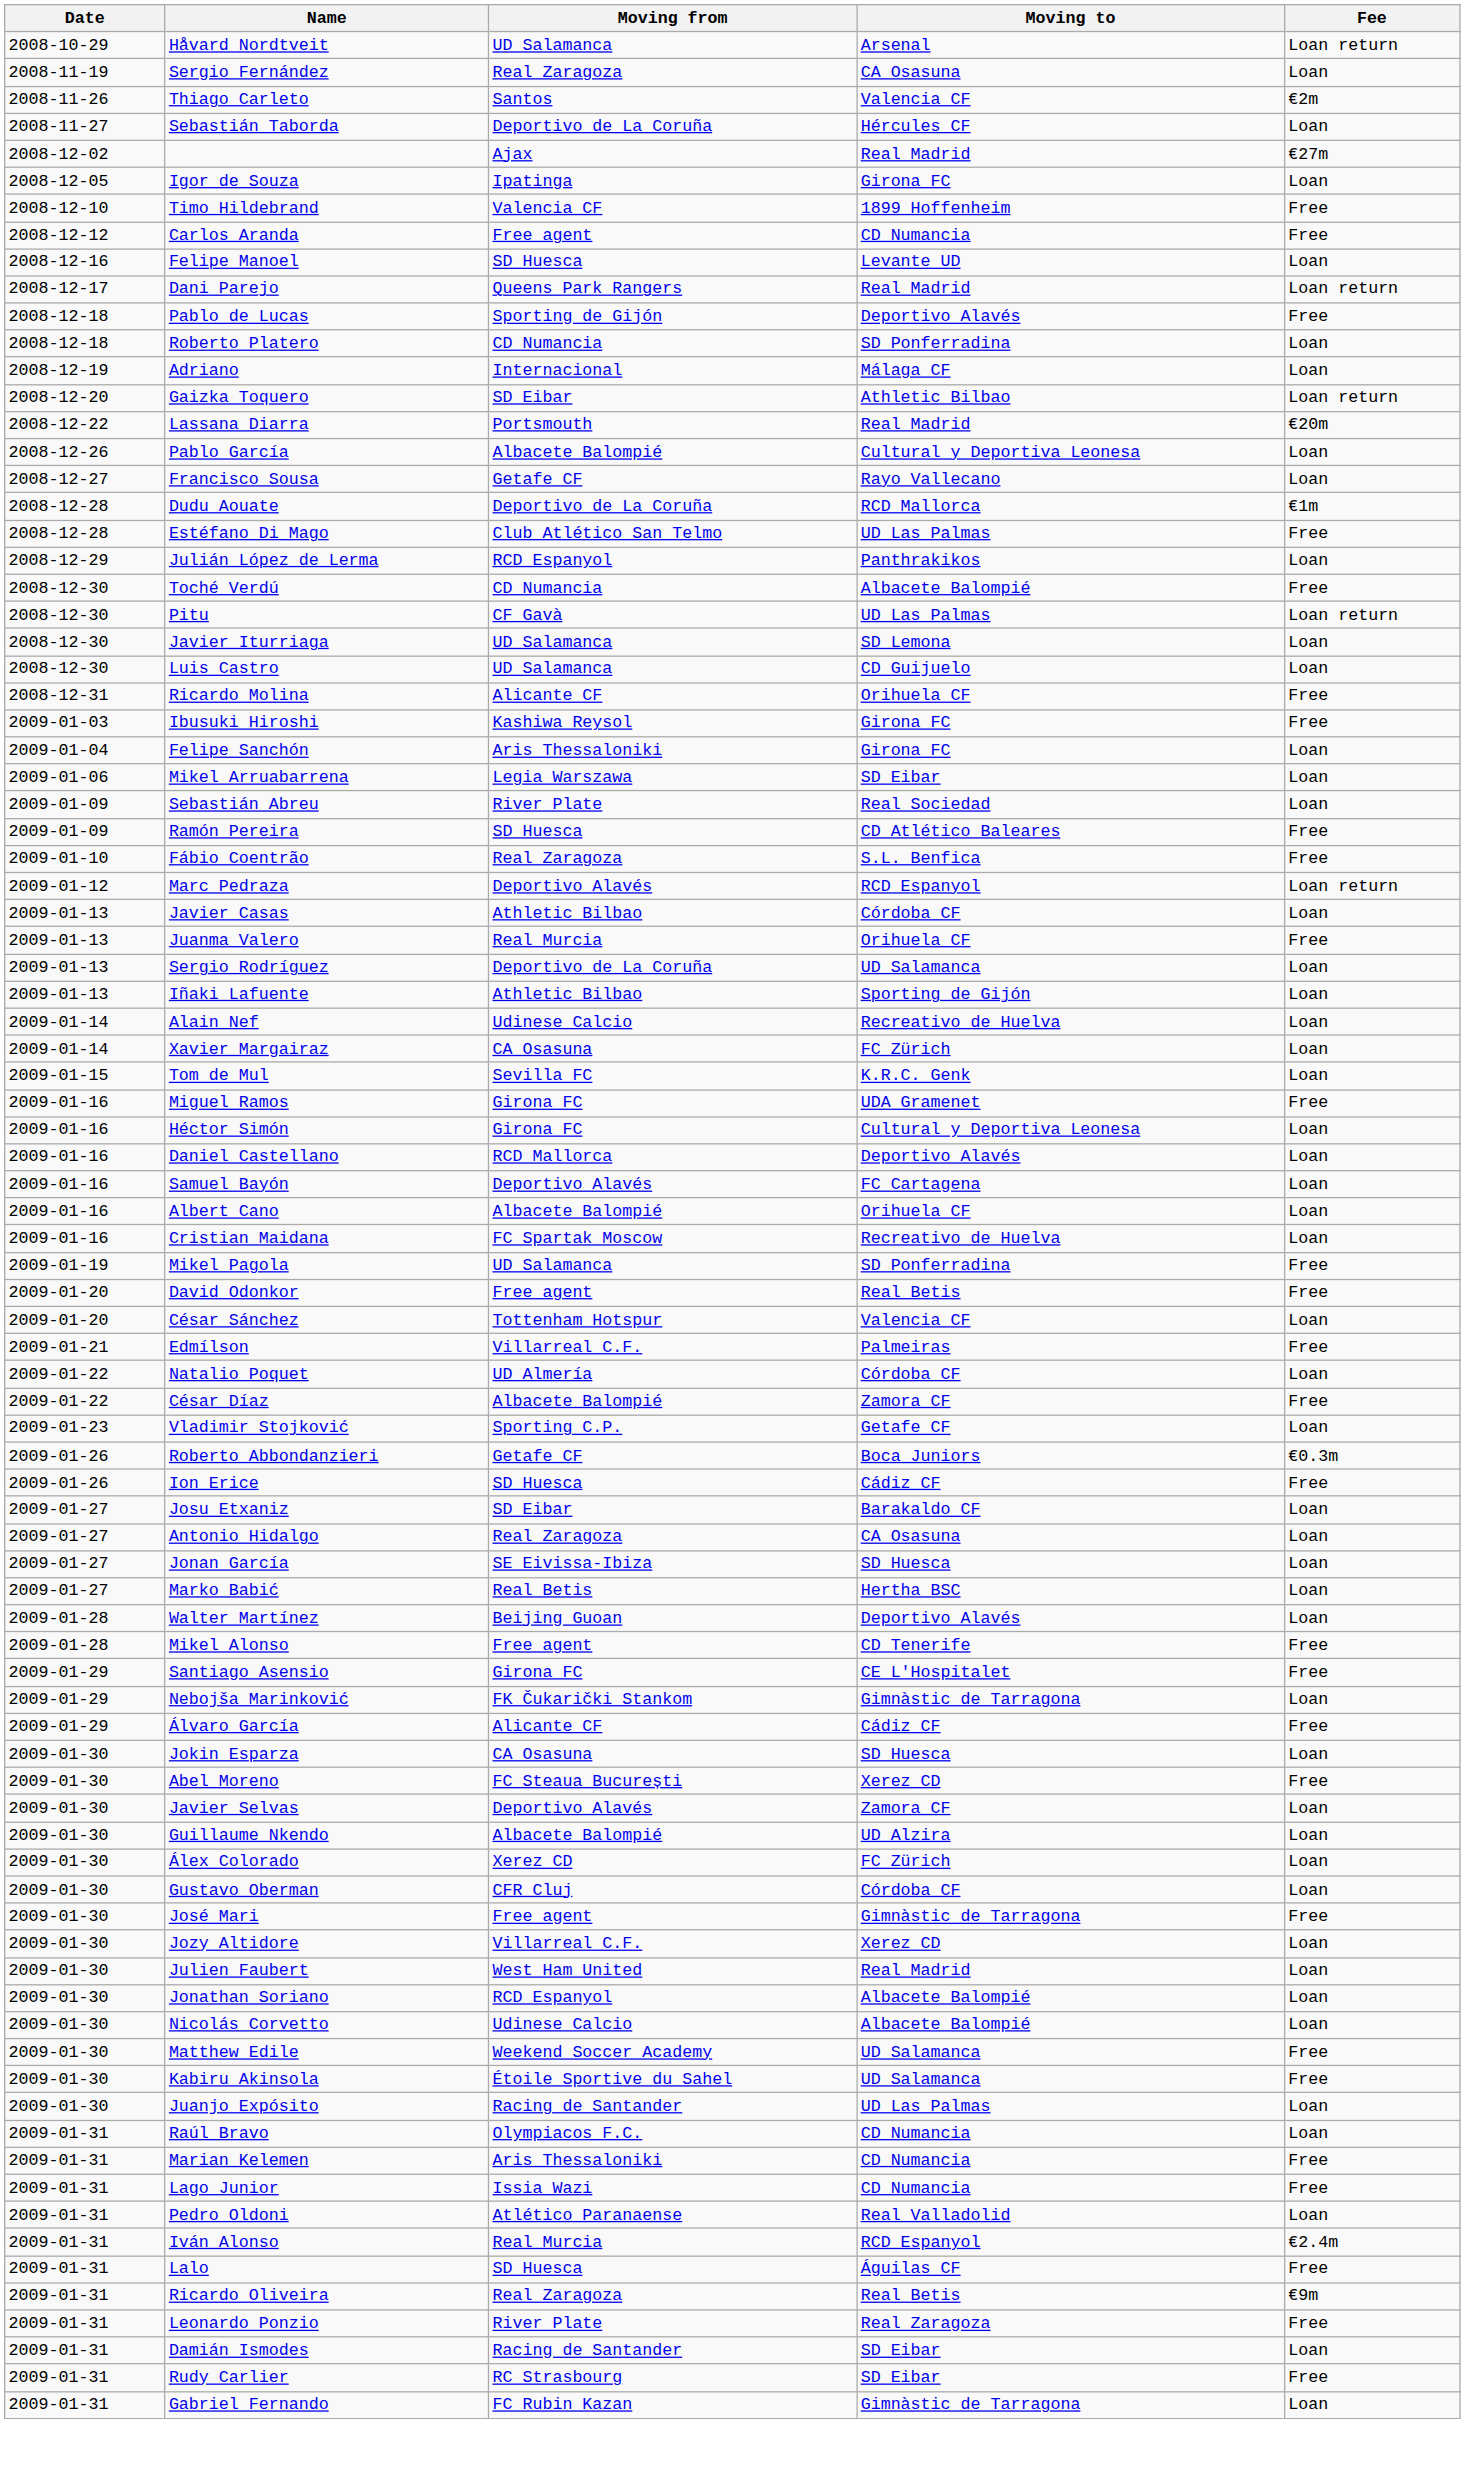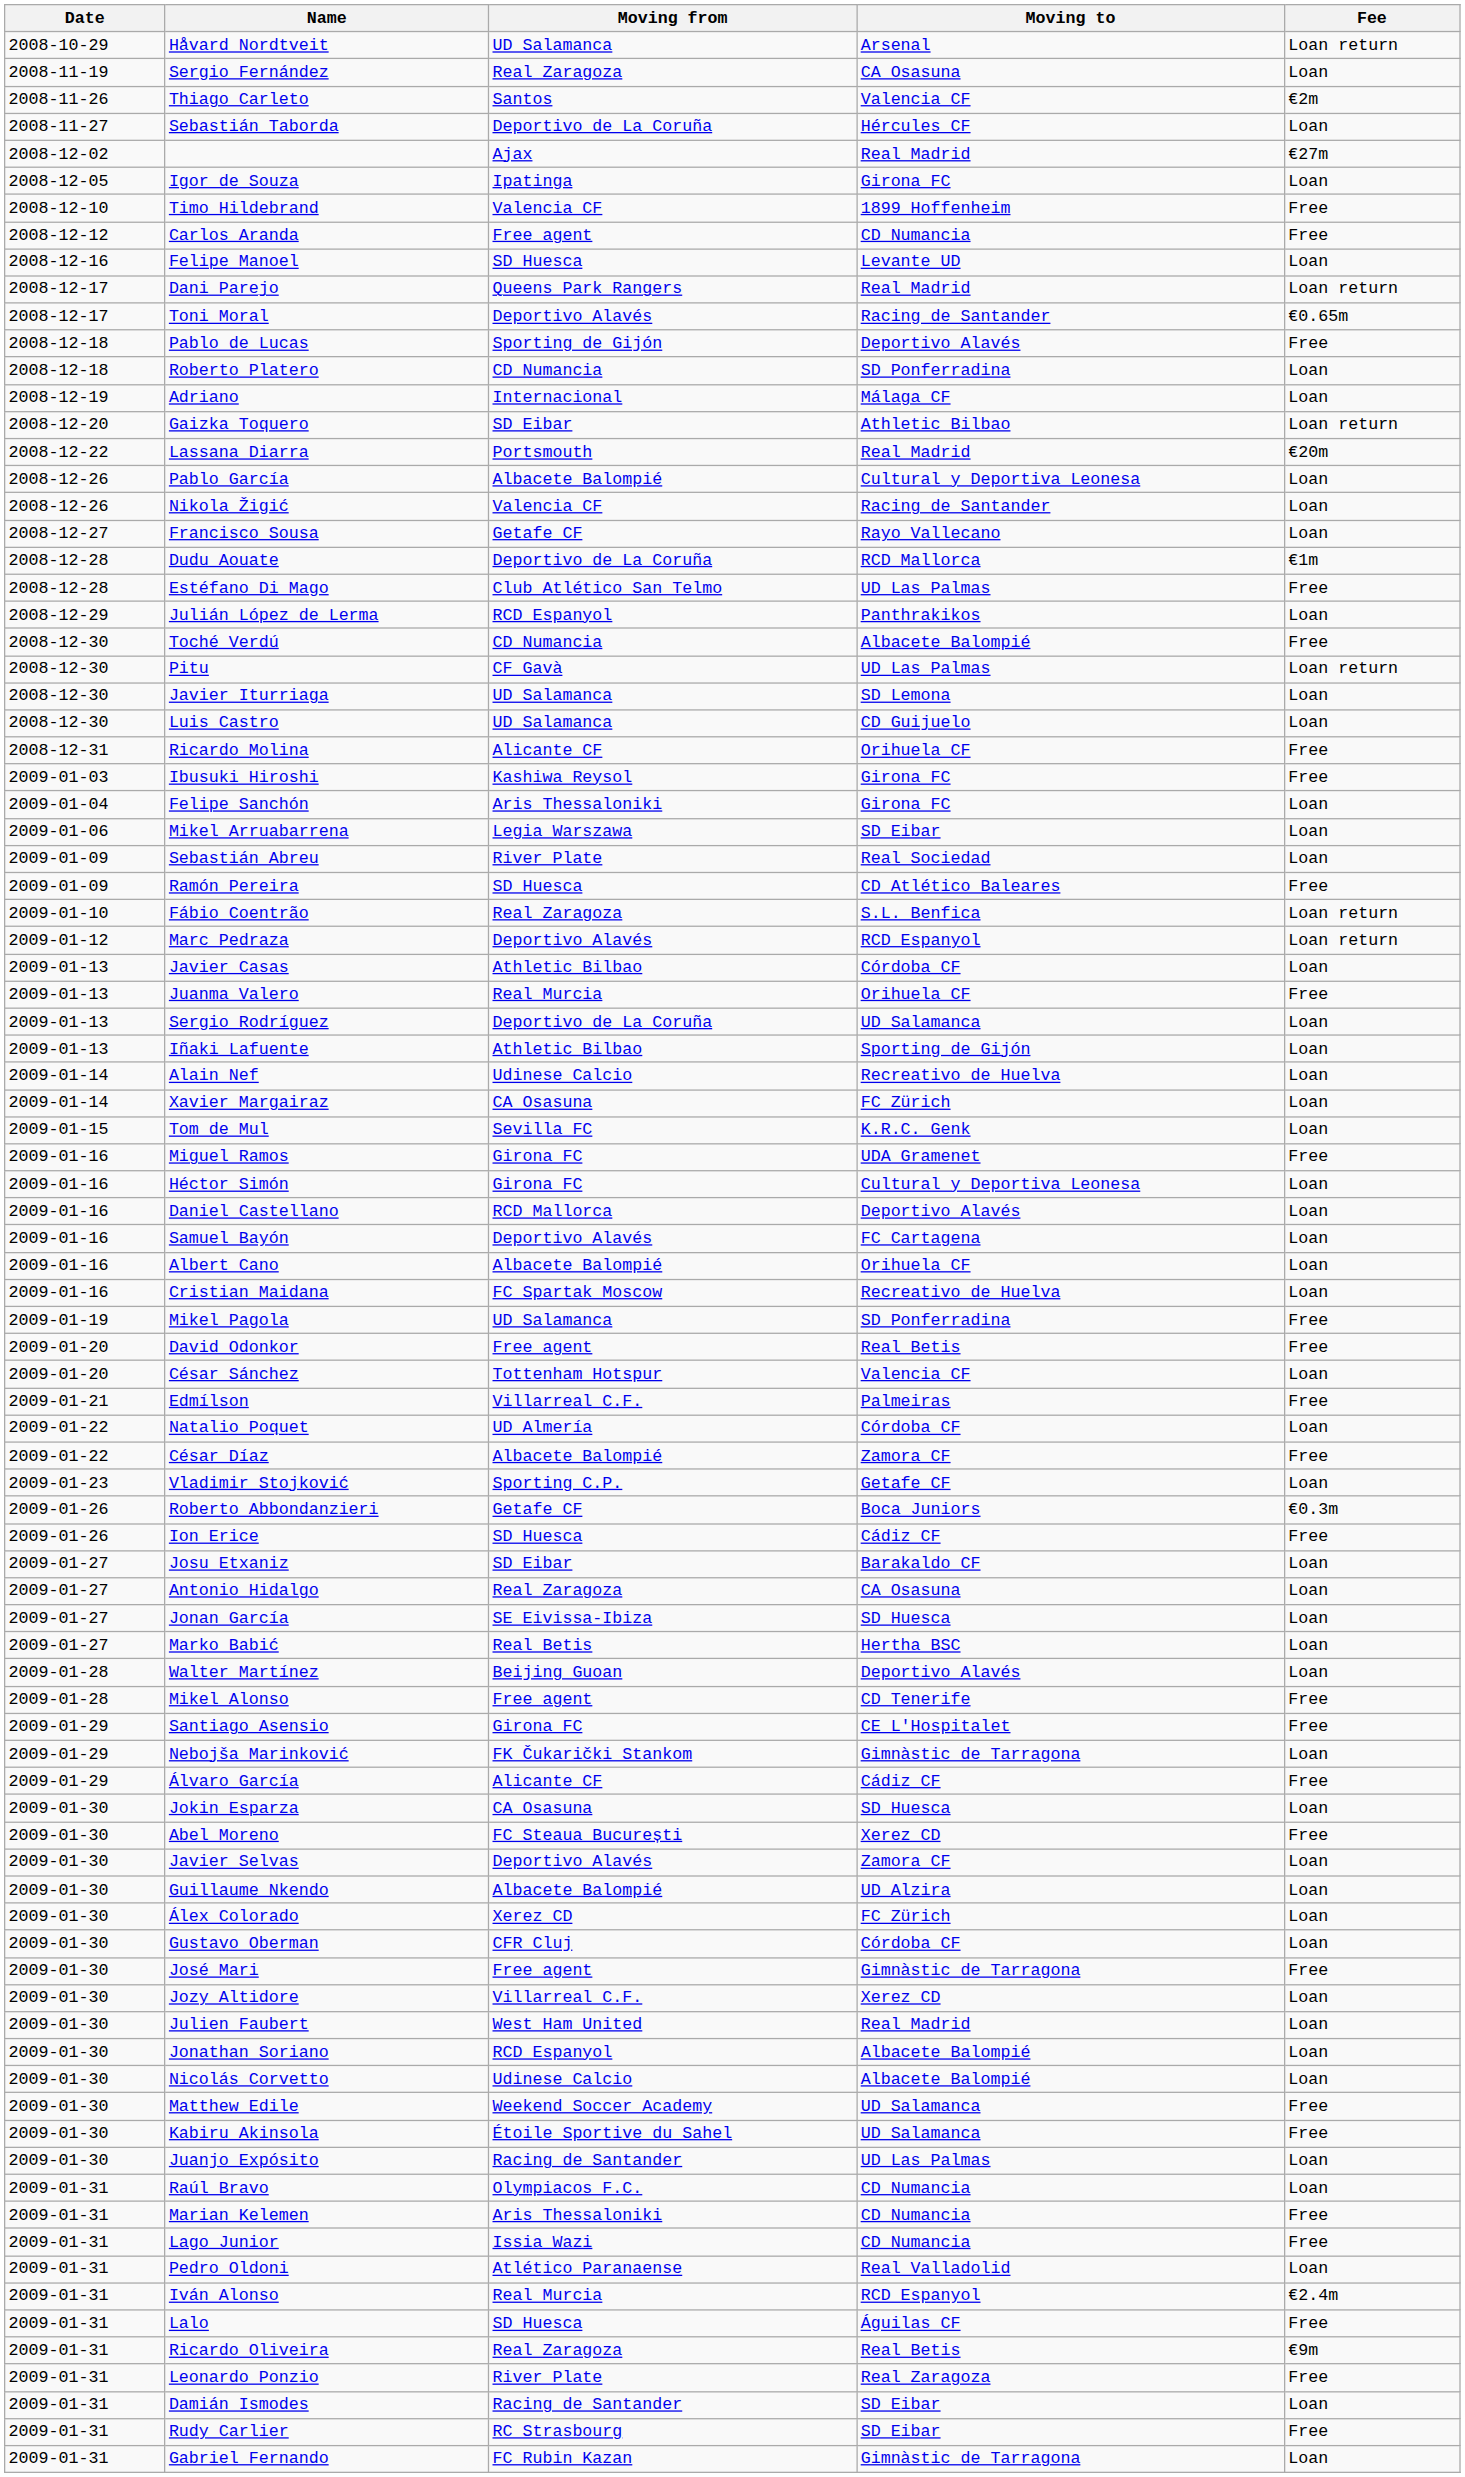+ row: (219, 317)
+ row: (229, 506)
(1308, 859) Free -> (1343, 913) Loan return
